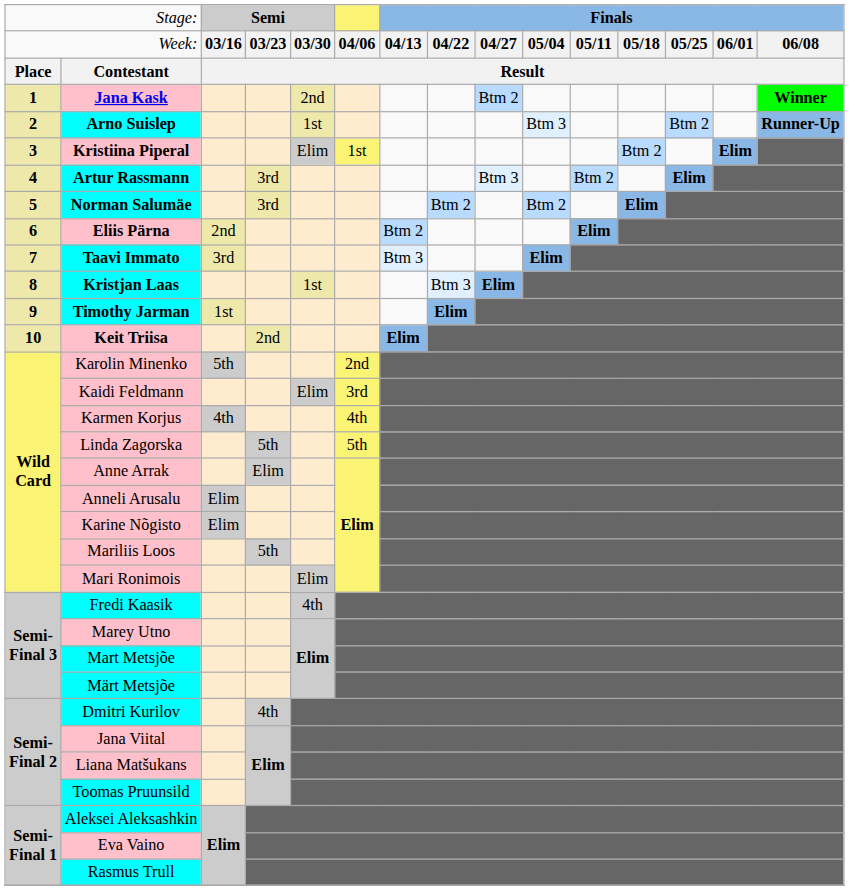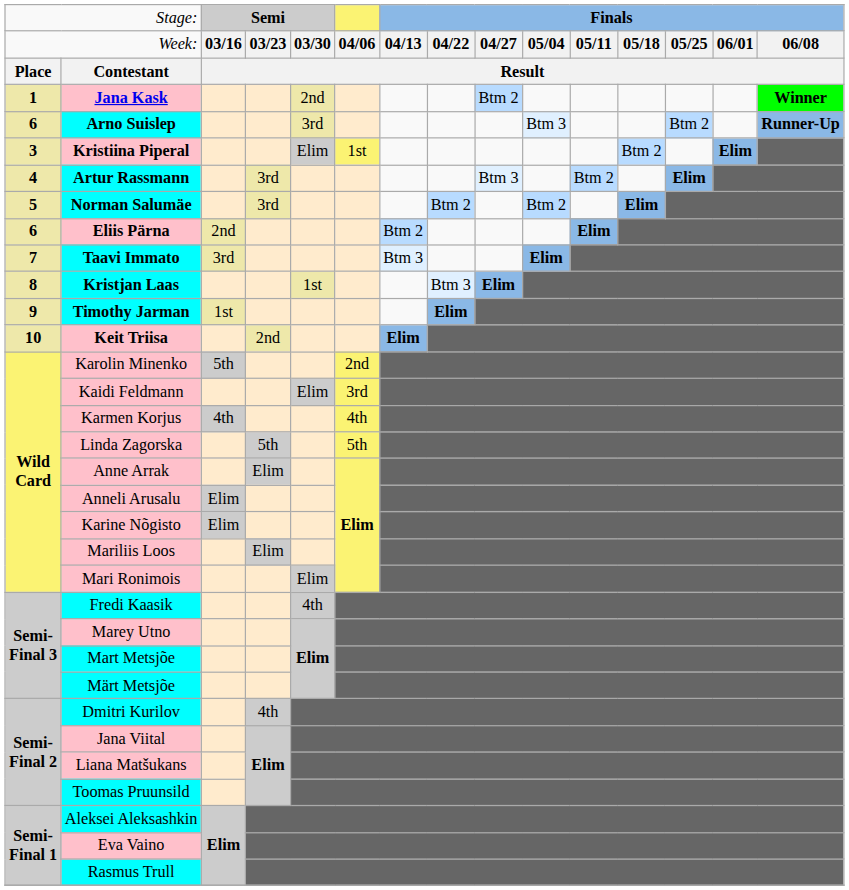(33, 124) 2 -> (33, 124) 6
(313, 124) 1st -> (313, 124) 3rd
(268, 551) 5th -> (268, 551) Elim
